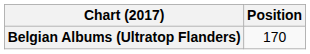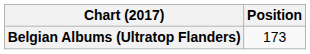(275, 37) 170 -> (275, 37) 173
